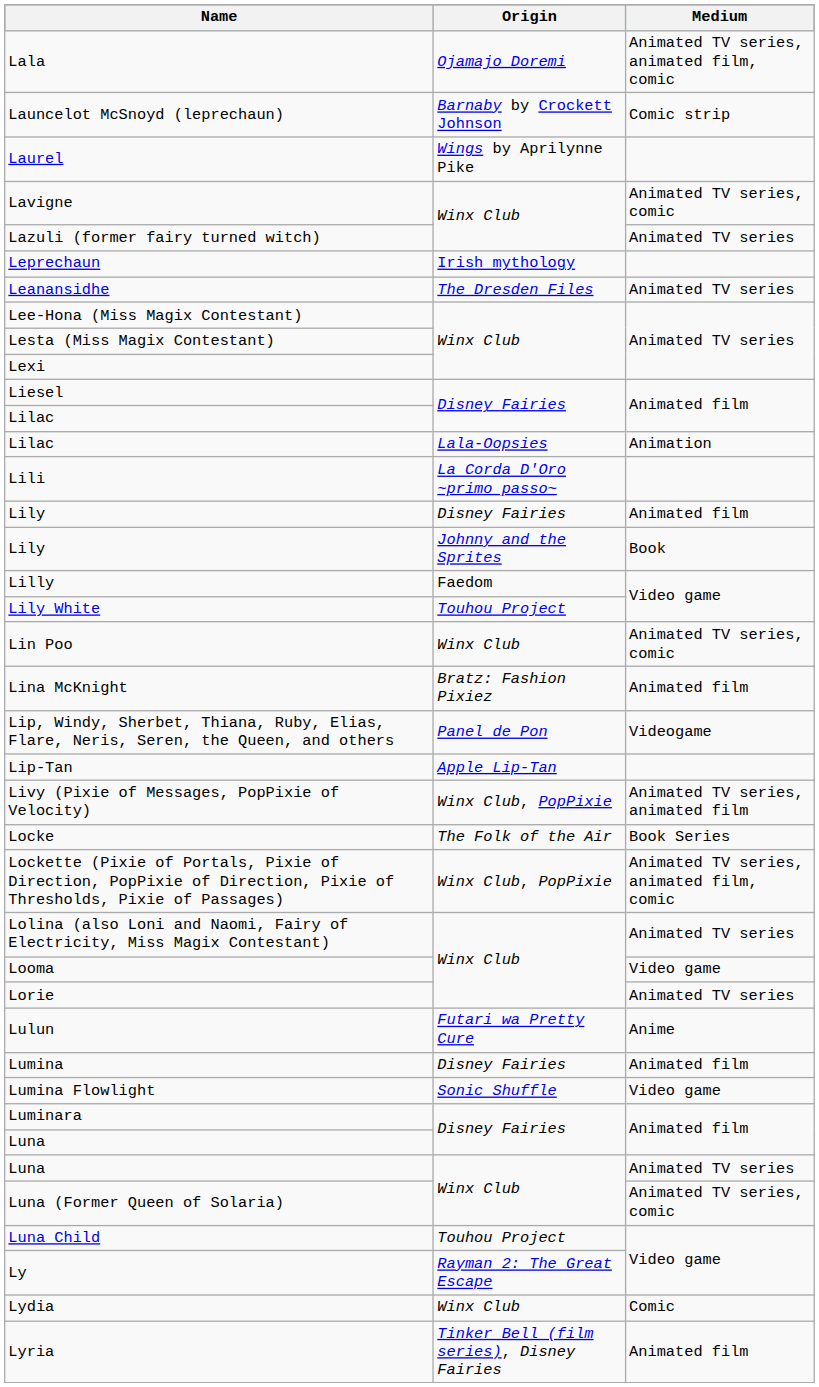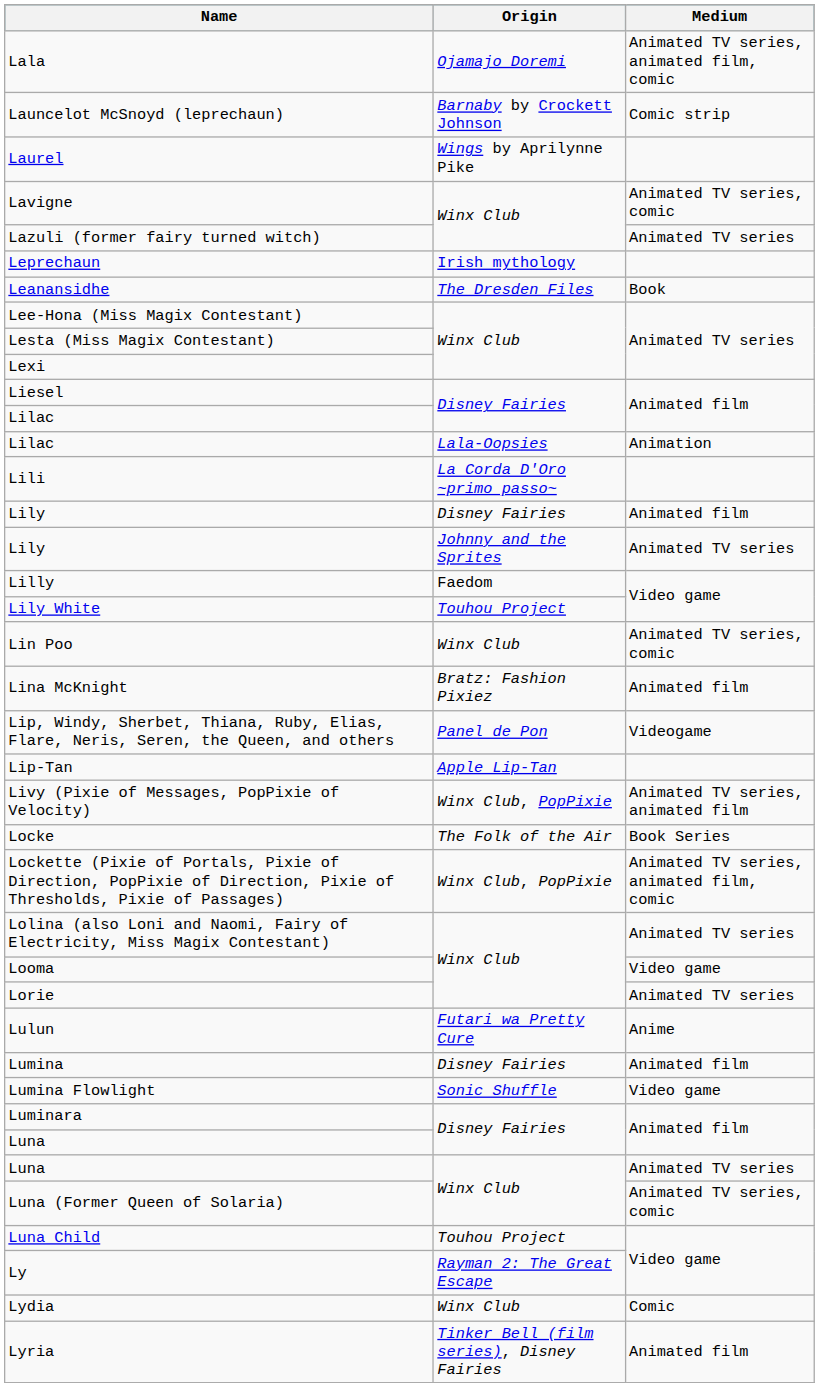(712, 289) Animated TV series -> (647, 289) Book
(647, 548) Book -> (712, 548) Animated TV series
